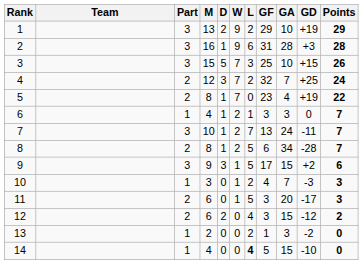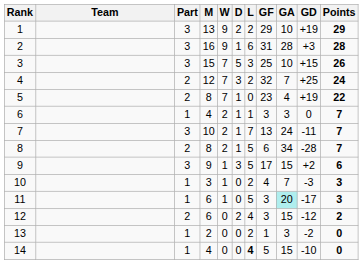columns swapped: (237, 13) <-> (223, 13)
(187, 200) 2 -> (187, 200) 1
(287, 200) no background -> (287, 200) paleturquoise background
